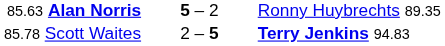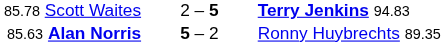rows swapped: (72, 34) <-> (74, 10)
